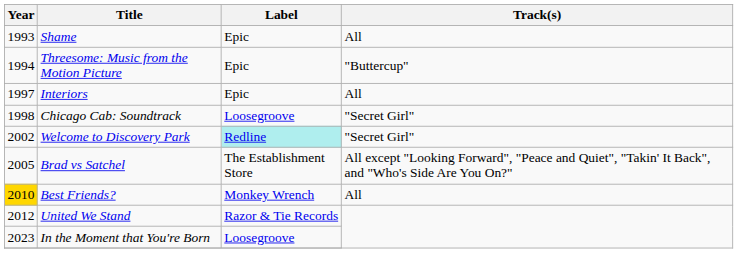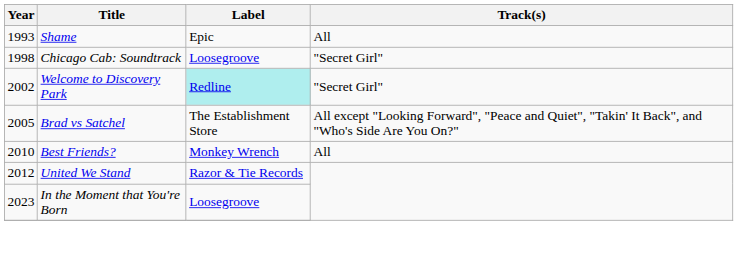- row: (114, 65)
- row: (64, 94)
(21, 194) gold background -> (21, 151) no background
